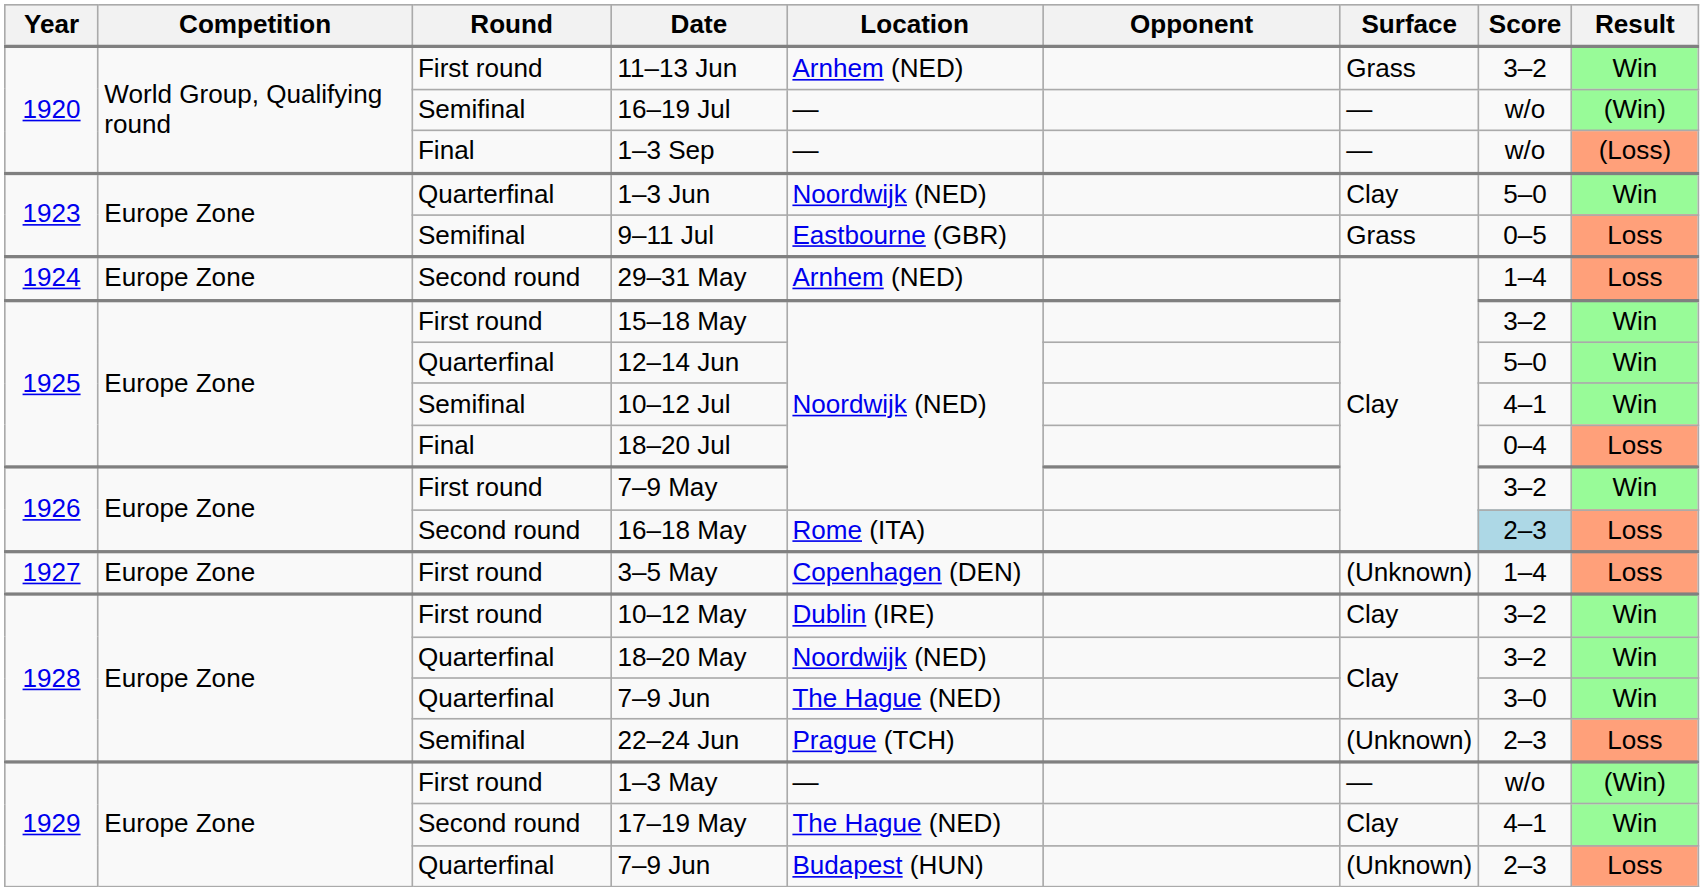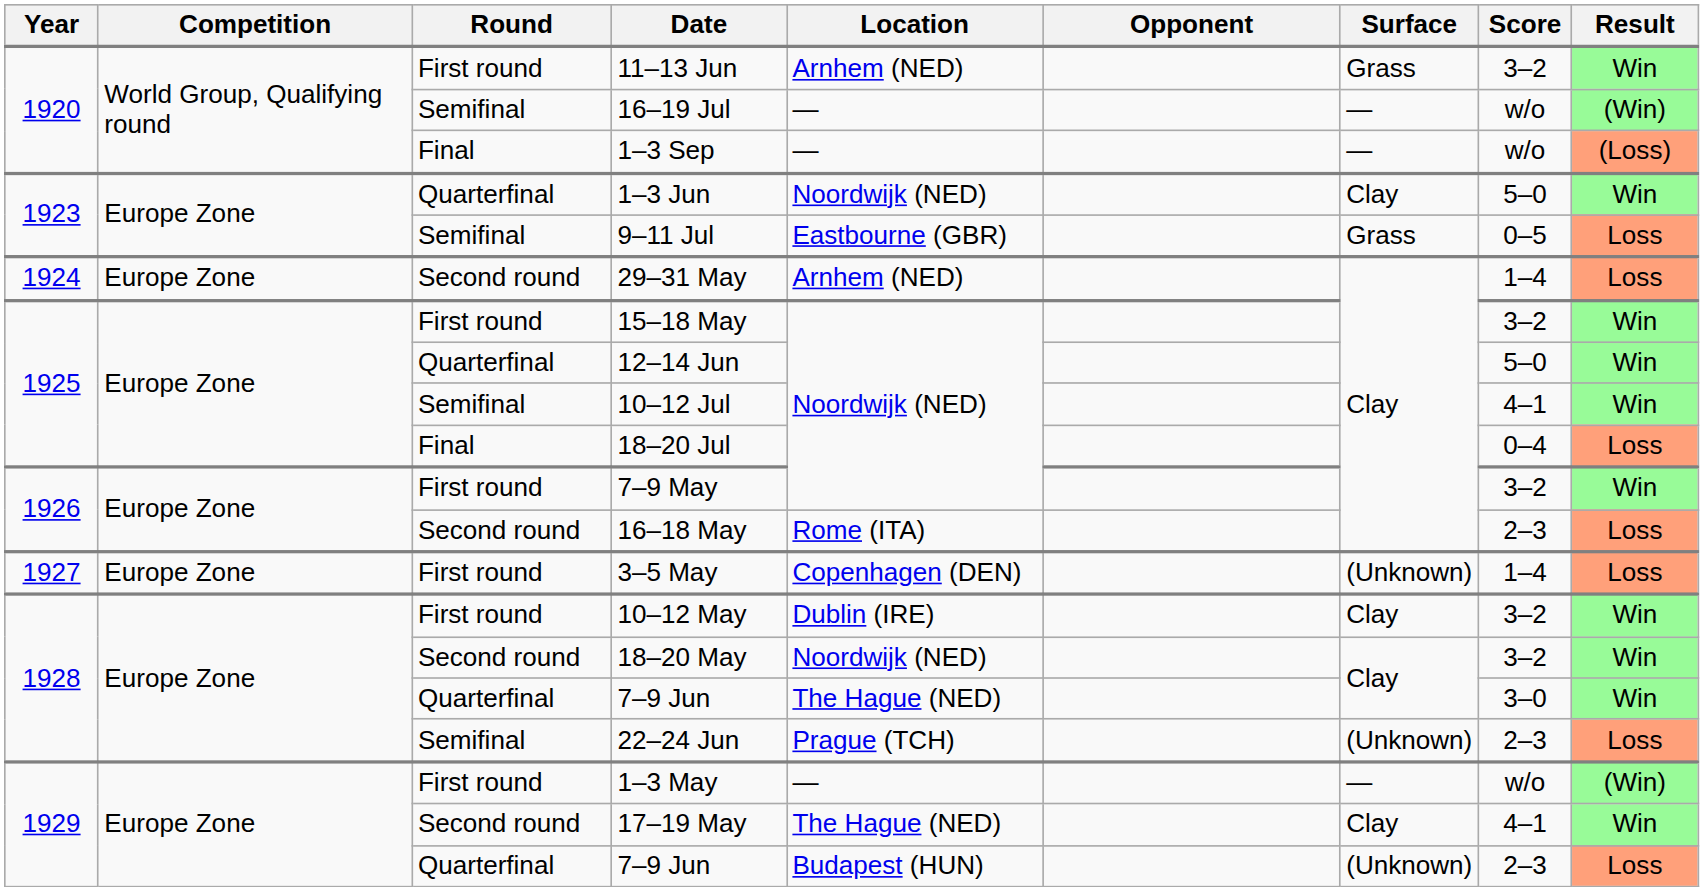(1525, 529) lightblue background -> (1525, 529) no background
(486, 657) Quarterfinal -> (499, 657) Second round
